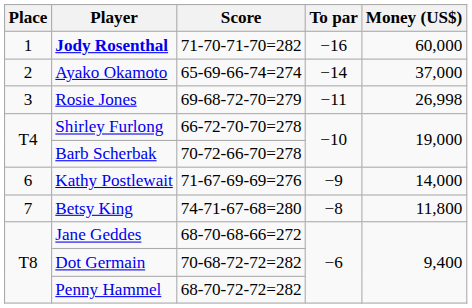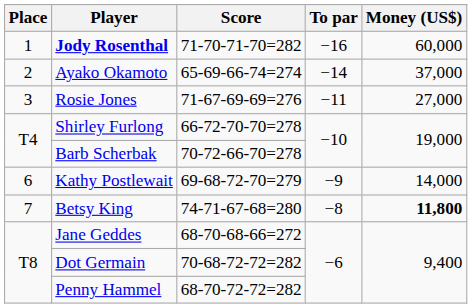(241, 99) 69-68-72-70=279 -> (241, 99) 71-67-69-69=276
(439, 99) 26,998 -> (439, 99) 27,000
(241, 180) 71-67-69-69=276 -> (241, 180) 69-68-72-70=279
(439, 208) normal -> (439, 208) bold
